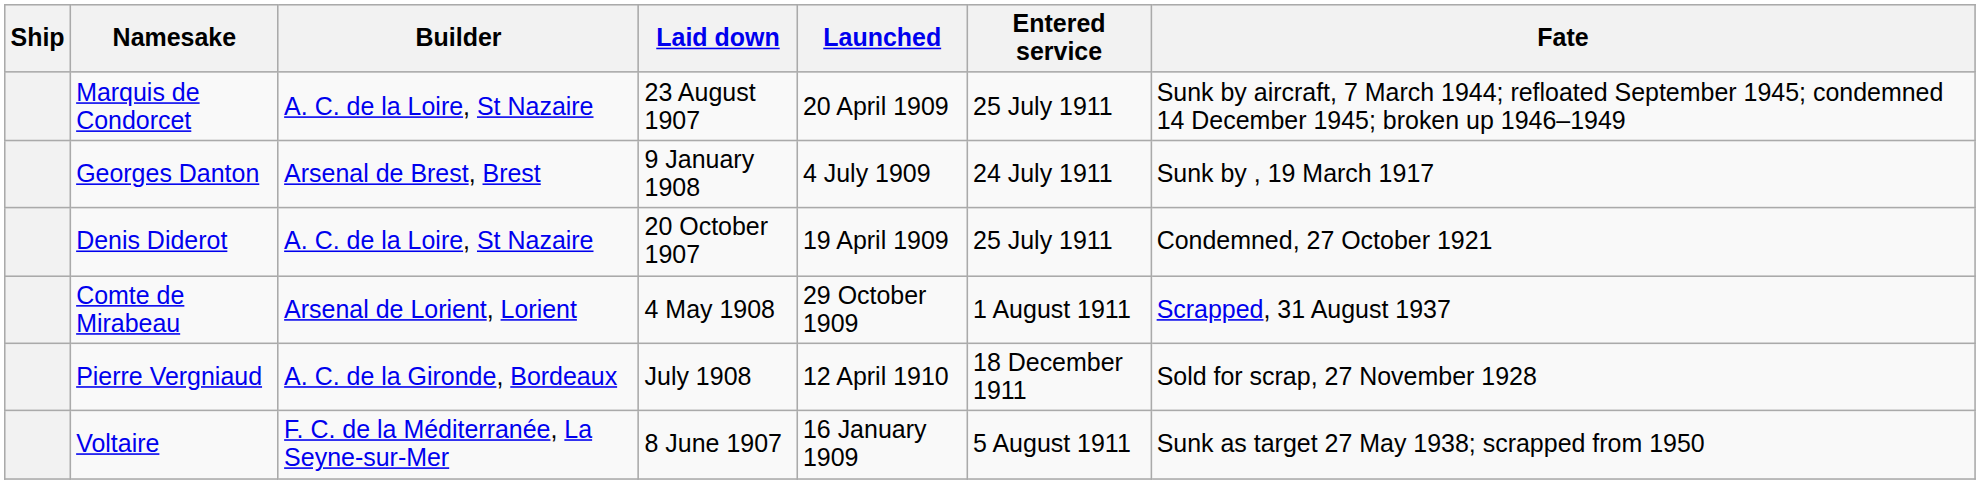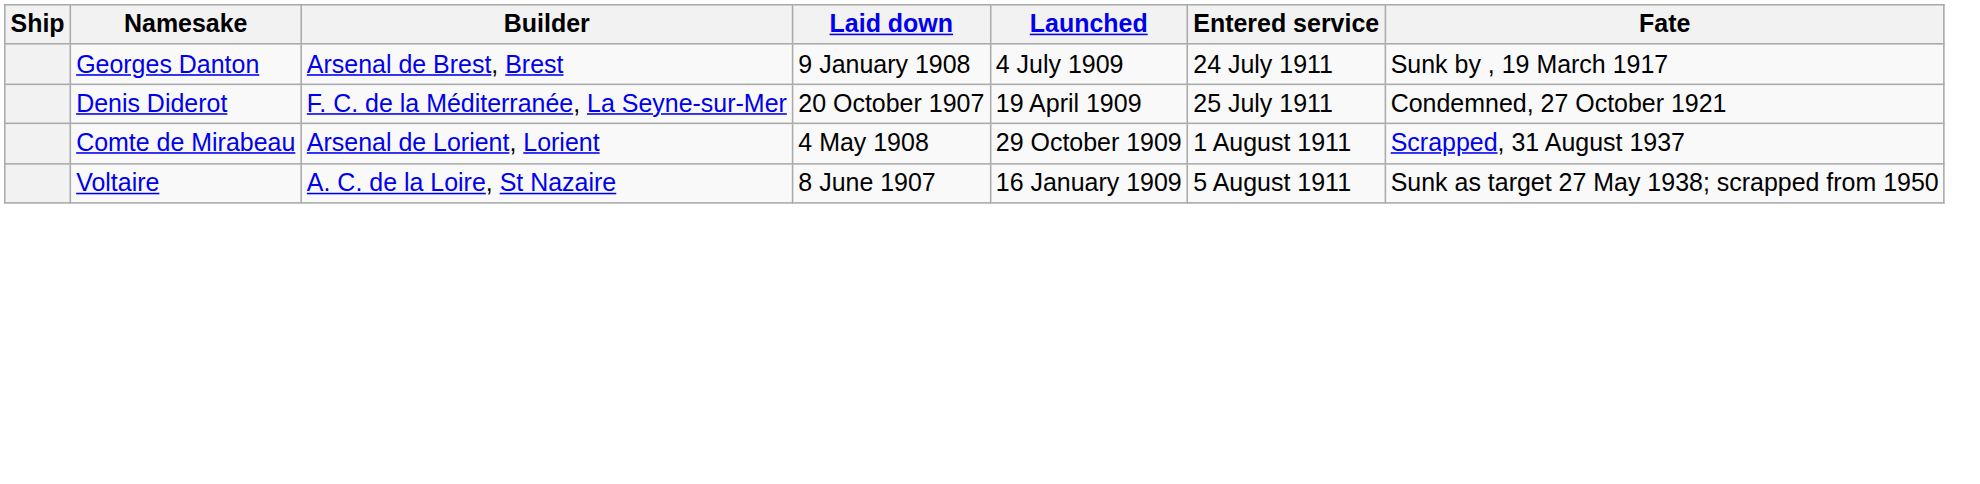- row: (138, 105)
(439, 241) A. C. de la Loire, St Nazaire -> (547, 103) F. C. de la Méditerranée, La Seyne-sur-Mer
- row: (169, 376)
(438, 444) F. C. de la Méditerranée, La Seyne-sur-Mer -> (462, 182) A. C. de la Loire, St Nazaire
